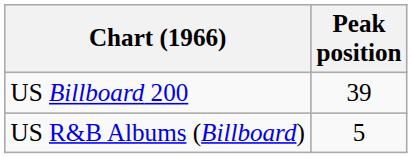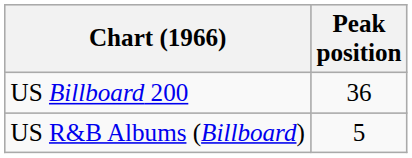(359, 92) 39 -> (359, 92) 36
